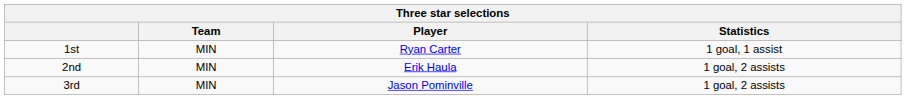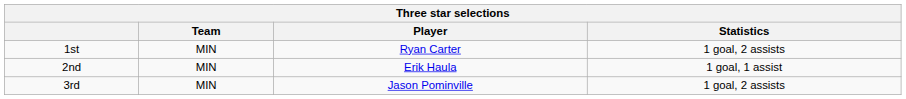(744, 49) 1 goal, 1 assist -> (744, 49) 1 goal, 2 assists
(744, 67) 1 goal, 2 assists -> (744, 67) 1 goal, 1 assist
